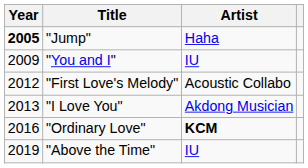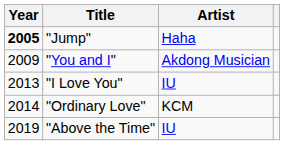(192, 60) IU -> (216, 60) Akdong Musician
- row: (112, 83)
(239, 106) Akdong Musician -> (169, 83) IU
(24, 128) 2016 -> (24, 106) 2014
(201, 128) bold -> (177, 106) normal
